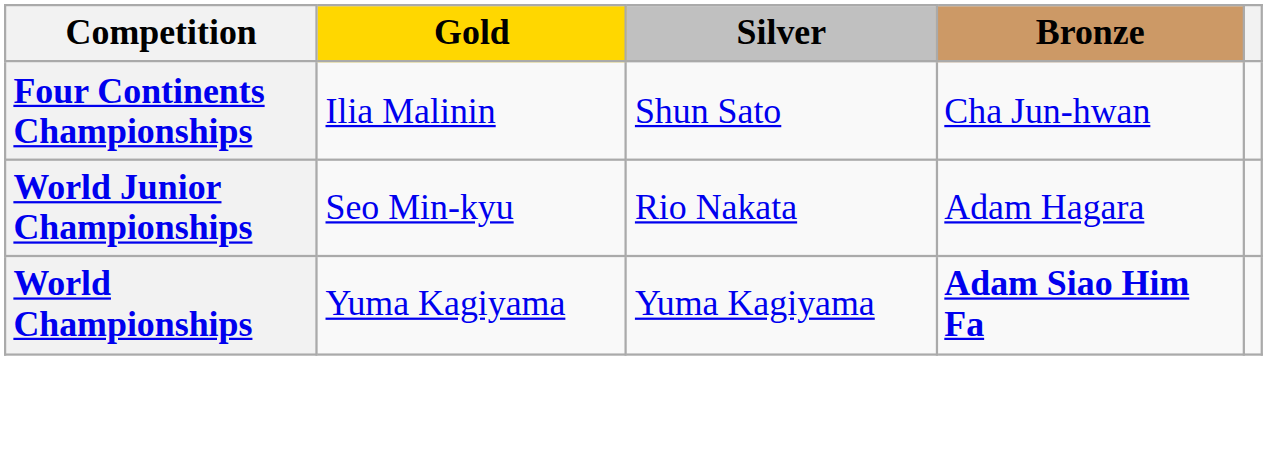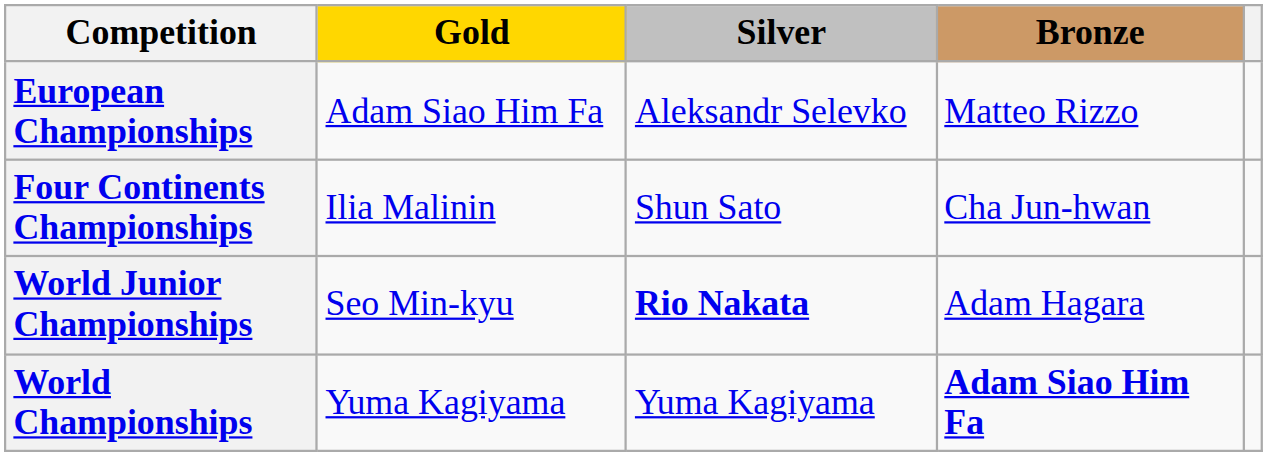+ row: (133, 109)
(716, 207) normal -> (722, 304) bold
